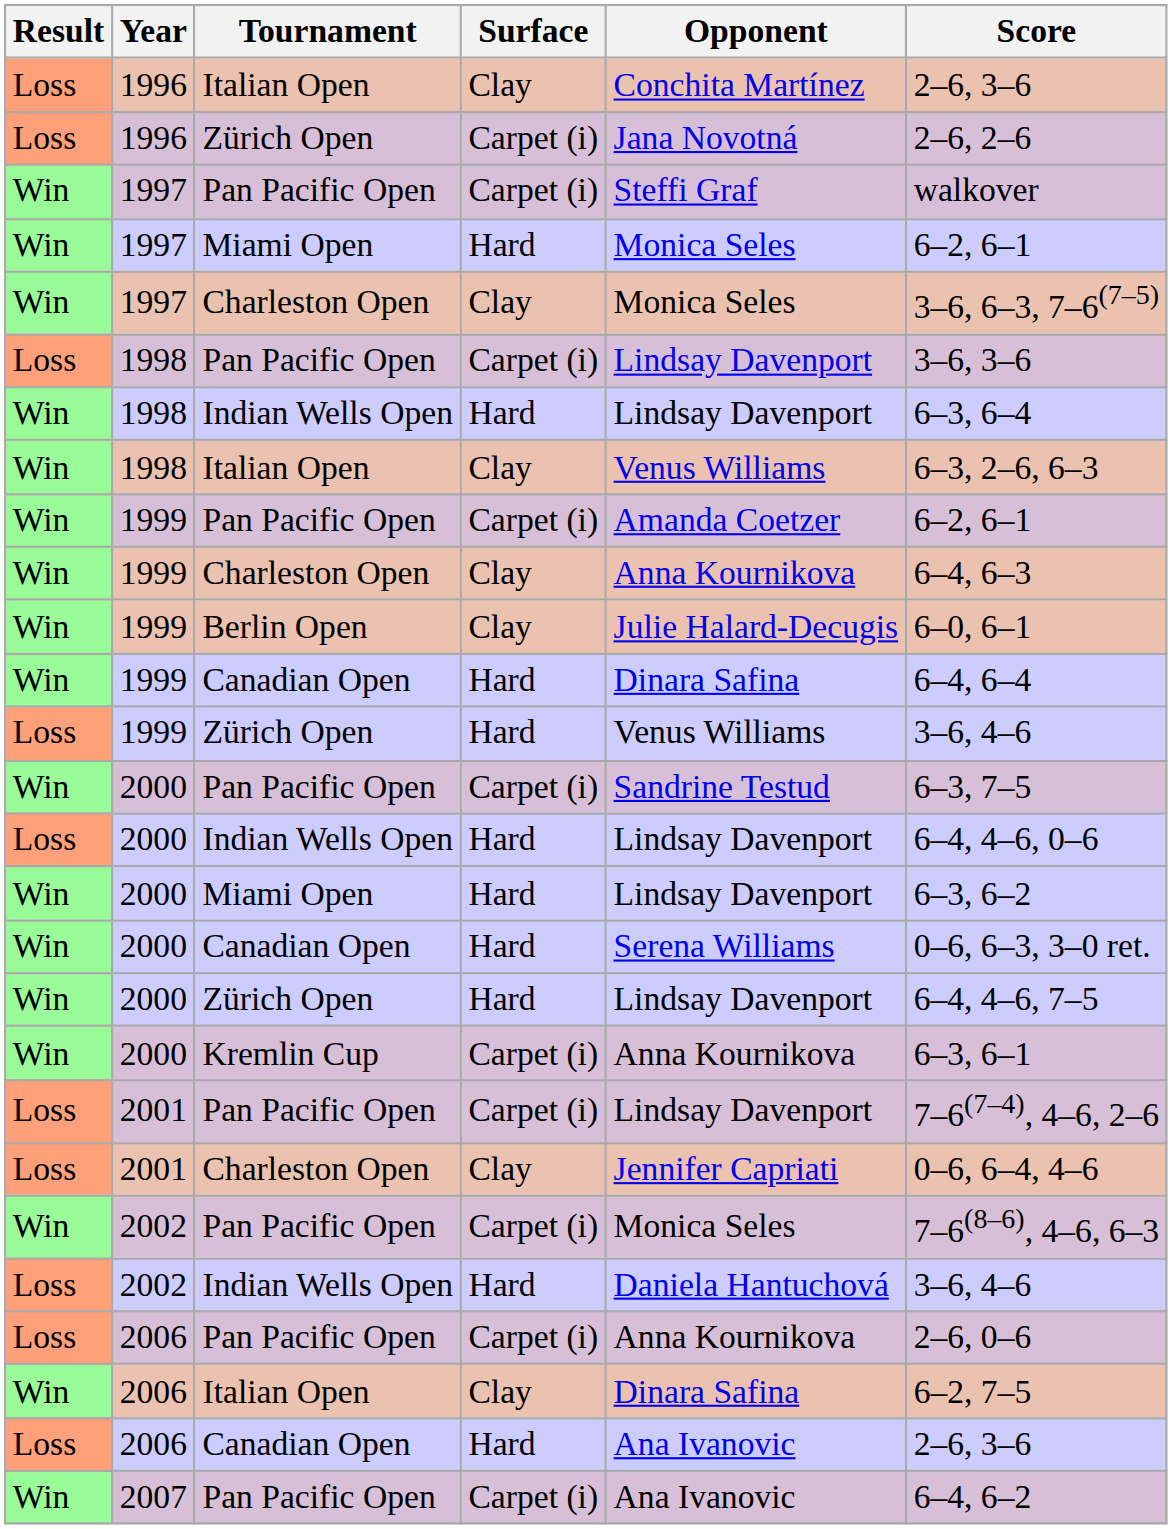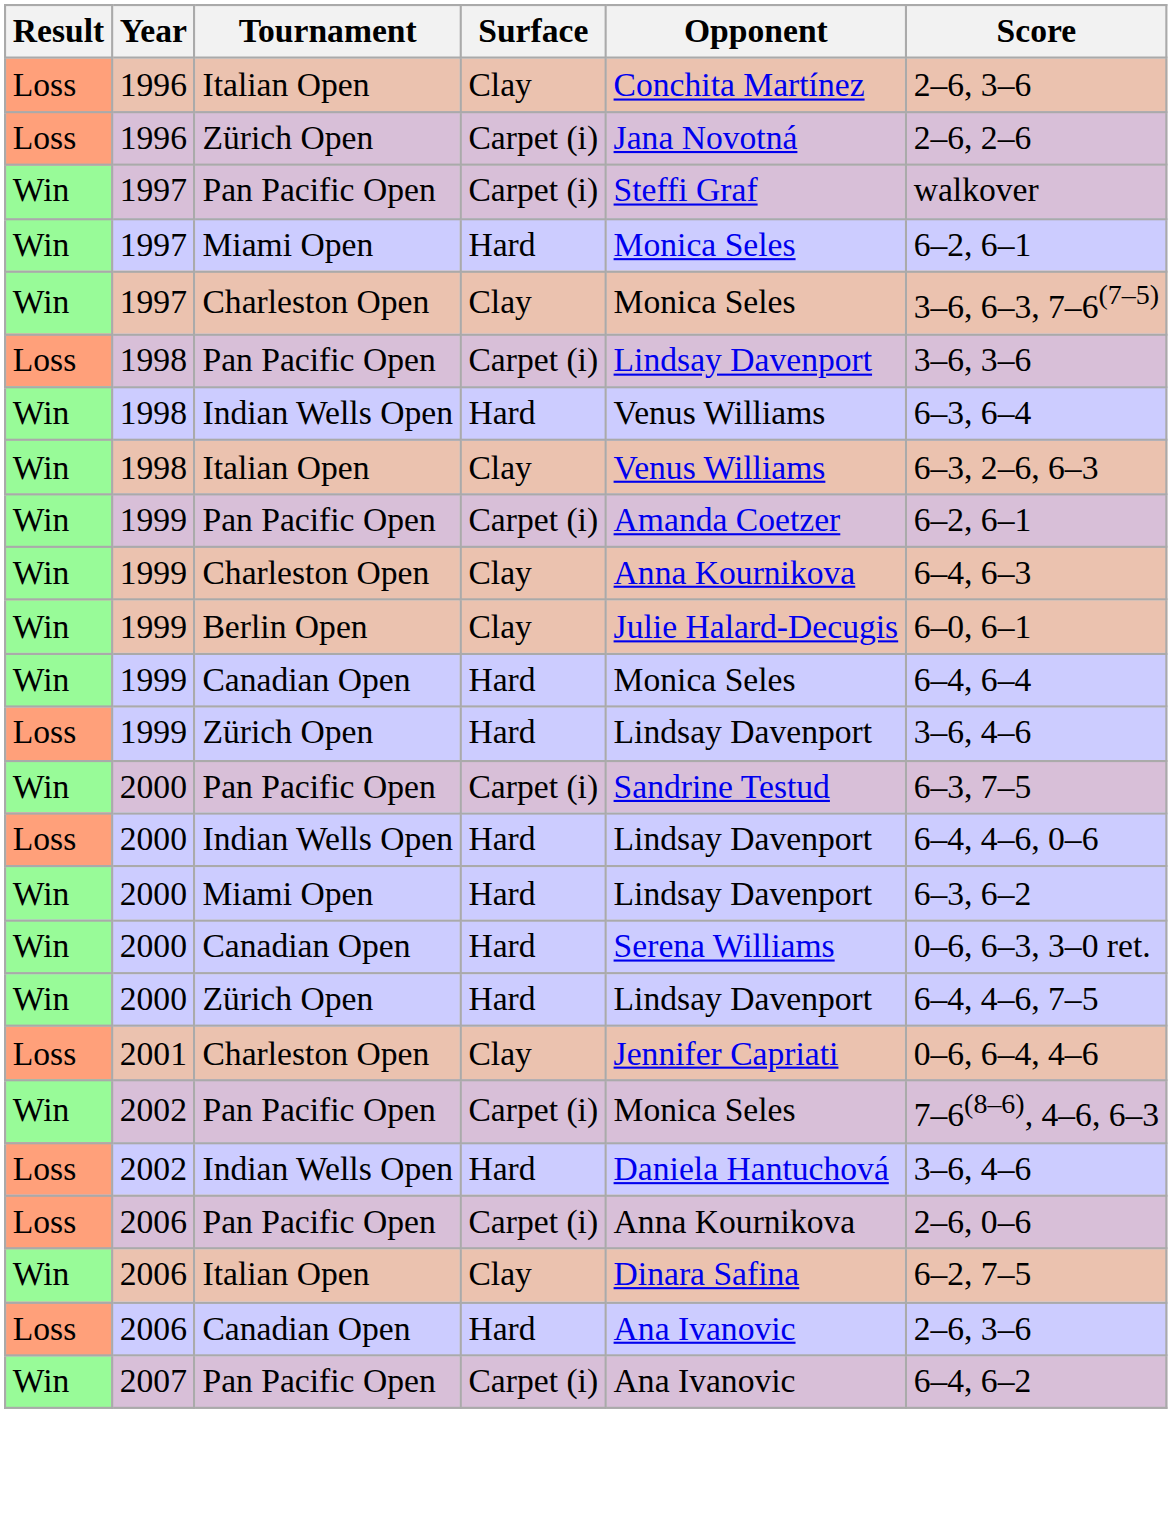(743, 413) Lindsay Davenport -> (719, 413) Venus Williams
(706, 679) Dinara Safina -> (705, 679) Monica Seles
(719, 732) Venus Williams -> (743, 732) Lindsay Davenport
- row: (153, 1052)
- row: (153, 1110)
